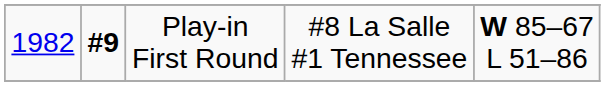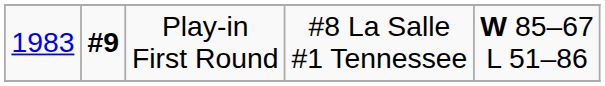(43, 42) 1982 -> (43, 42) 1983
